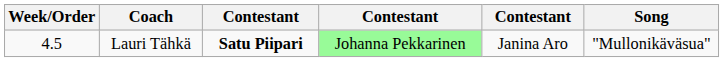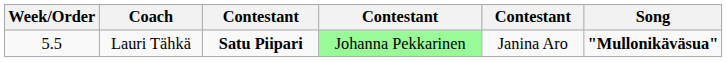(52, 43) 4.5 -> (52, 43) 5.5
(651, 43) normal -> (653, 43) bold
